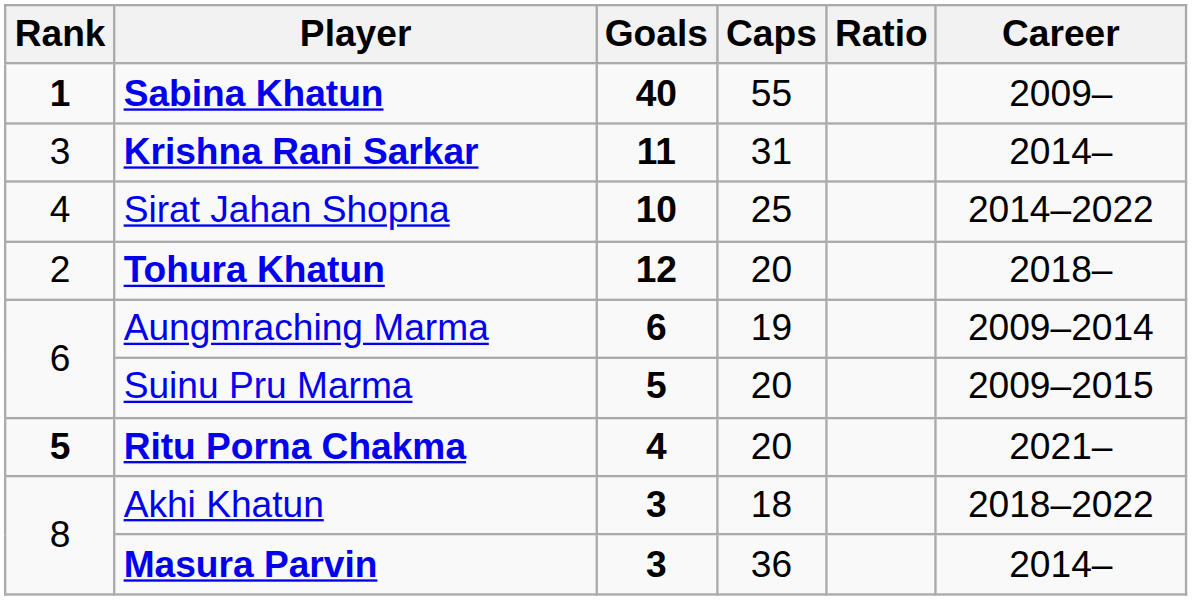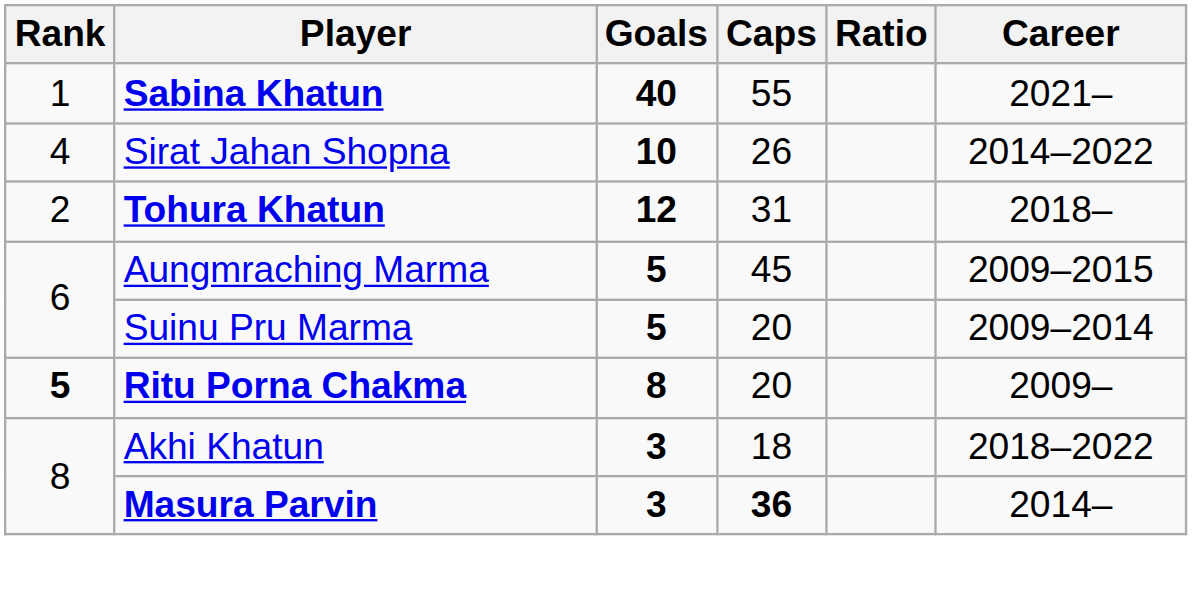(60, 92) bold -> (60, 92) normal
(1061, 92) 2009– -> (1061, 92) 2021–
- row: (301, 151)
(771, 210) 25 -> (771, 151) 26
(771, 269) 20 -> (771, 210) 31
(656, 328) 6 -> (656, 269) 5
(771, 328) 19 -> (771, 269) 45
(1061, 328) 2009–2014 -> (1061, 269) 2009–2015
(1061, 387) 2009–2015 -> (1061, 328) 2009–2014
(656, 446) 4 -> (656, 387) 8
(1061, 446) 2021– -> (1061, 387) 2009–
(771, 563) normal -> (771, 504) bold
